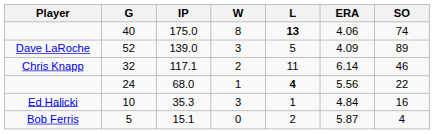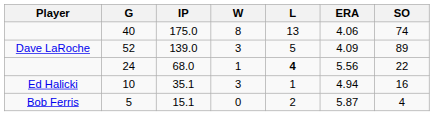(293, 31) bold -> (293, 31) normal
- row: (129, 66)
(183, 102) 35.3 -> (183, 84) 35.1
(347, 102) 4.84 -> (347, 84) 4.94
